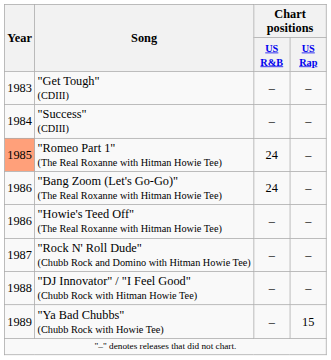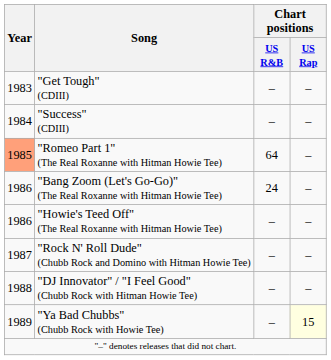(272, 154) 24 -> (272, 154) 64
(308, 321) no background -> (308, 321) lightyellow background
